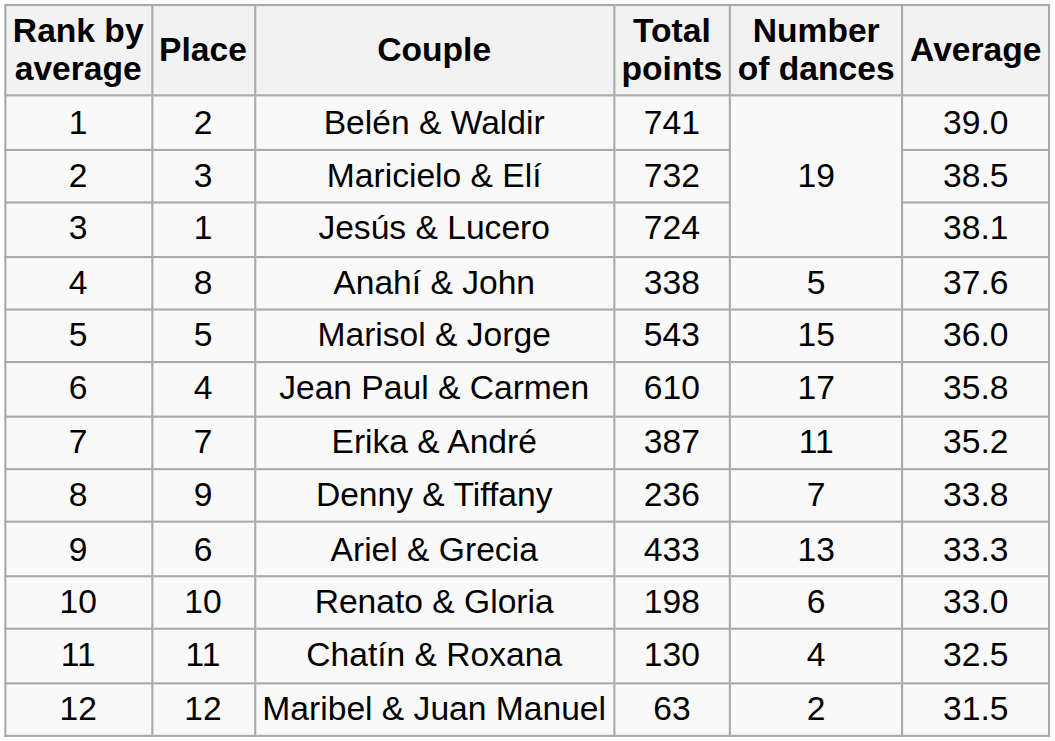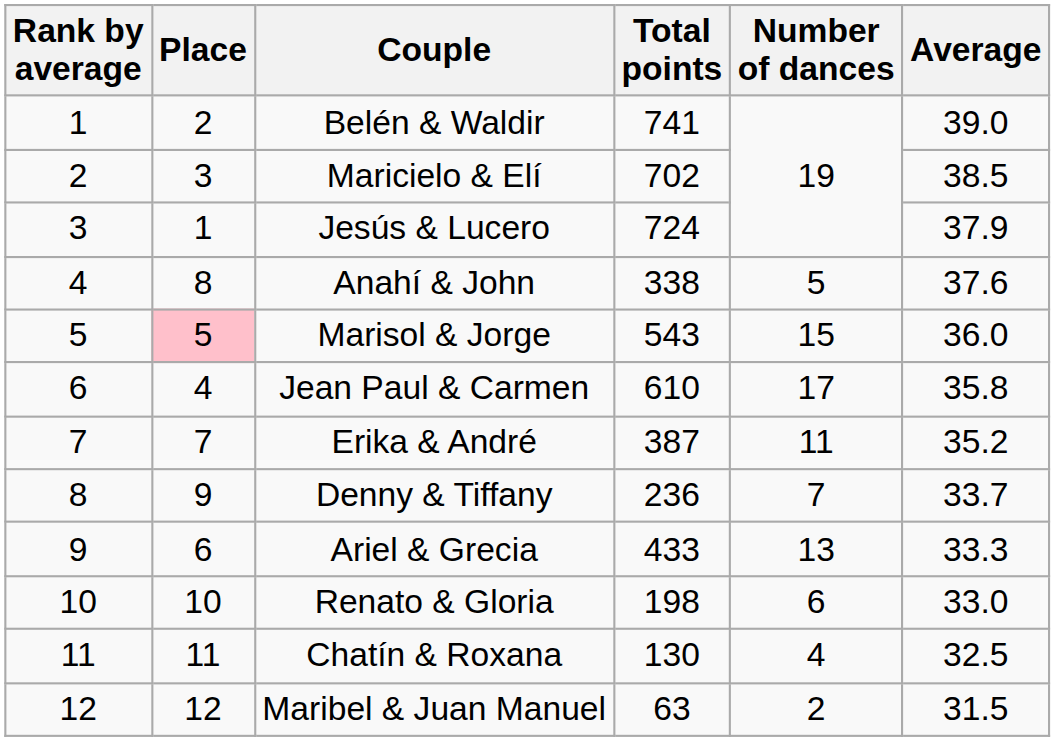(672, 175) 732 -> (672, 175) 702
(976, 228) 38.1 -> (976, 228) 37.9
(203, 335) no background -> (203, 335) pink background
(976, 495) 33.8 -> (976, 495) 33.7
